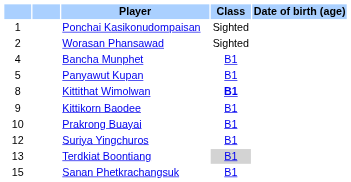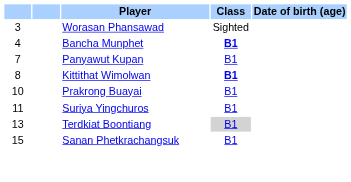- row: (131, 27)
(18, 44) 2 -> (18, 27) 3
(231, 60) normal -> (231, 44) bold
(18, 76) 5 -> (18, 60) 7
- row: (102, 108)
(18, 140) 12 -> (18, 108) 11
